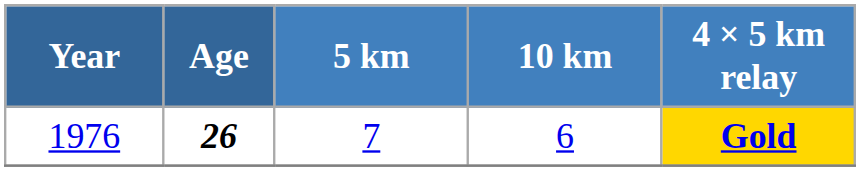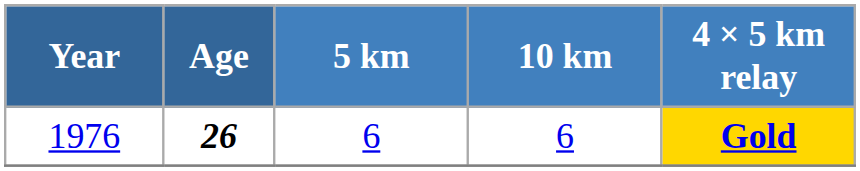(371, 135) 7 -> (371, 135) 6
